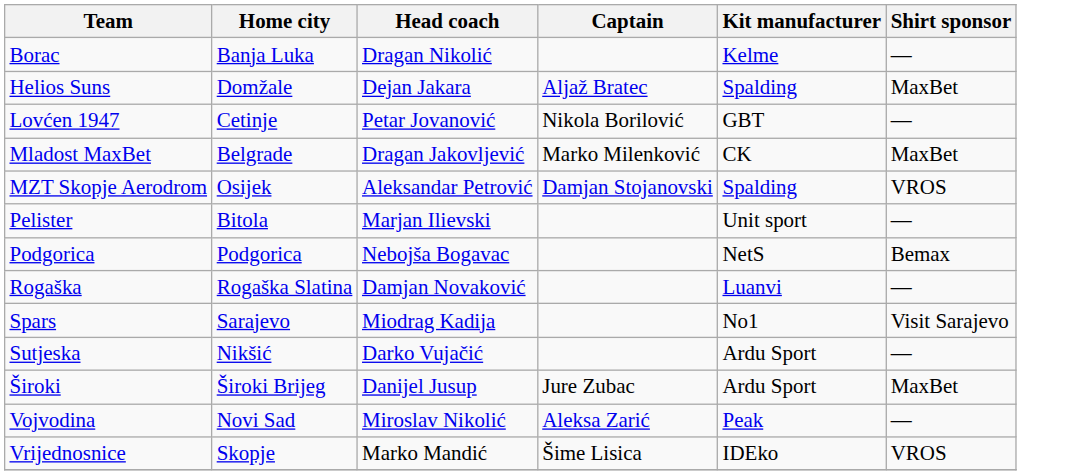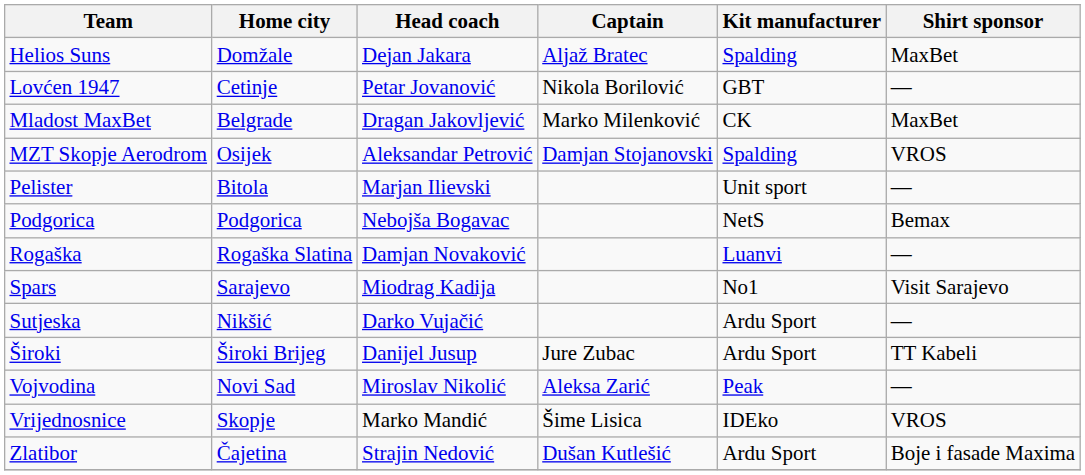- row: (35, 54)
(924, 386) MaxBet -> (934, 353) TT Kabeli
+ row: (43, 453)
